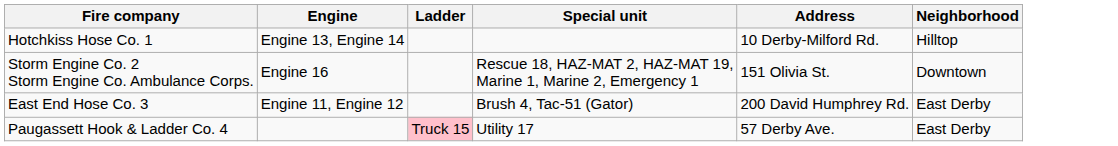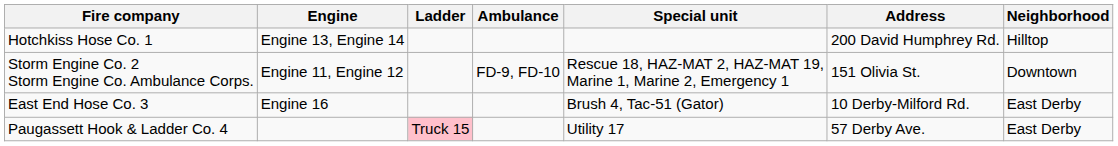+ column: (518, 16)
(810, 40) 10 Derby-Milford Rd. -> (915, 40) 200 David Humphrey Rd.
(295, 72) Engine 16 -> (332, 72) Engine 11, Engine 12
(332, 104) Engine 11, Engine 12 -> (295, 104) Engine 16
(825, 104) 200 David Humphrey Rd. -> (900, 104) 10 Derby-Milford Rd.
